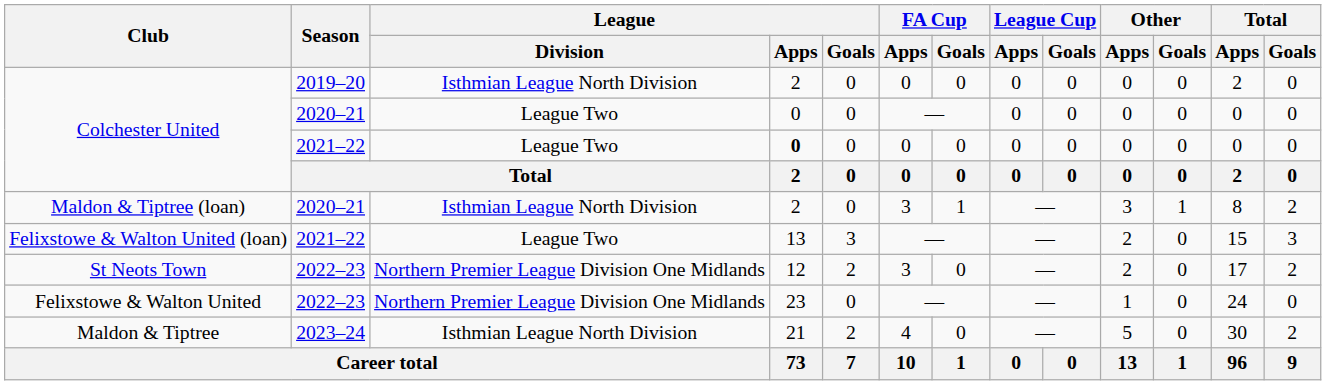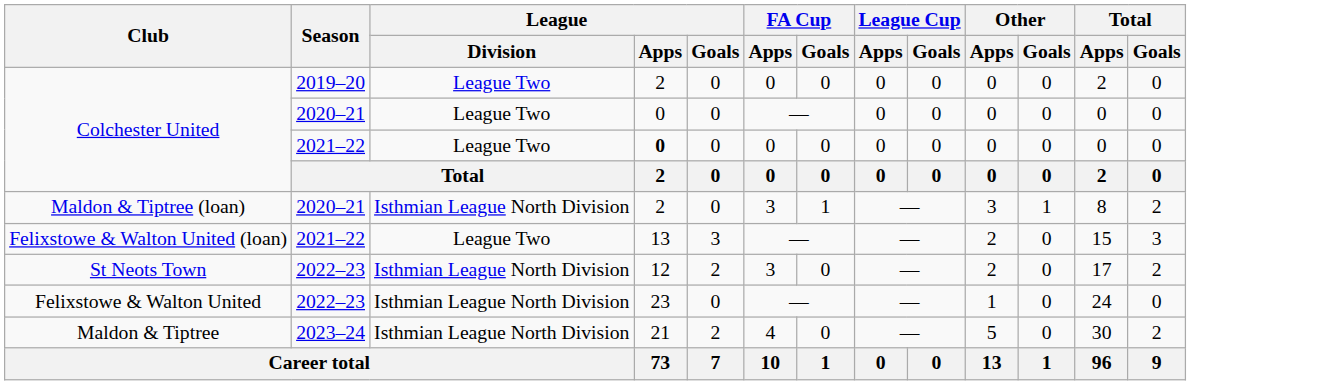(569, 82) Isthmian League North Division -> (502, 82) League Two
(569, 269) Northern Premier League Division One Midlands -> (502, 269) Isthmian League North Division
(569, 301) Northern Premier League Division One Midlands -> (502, 301) Isthmian League North Division
